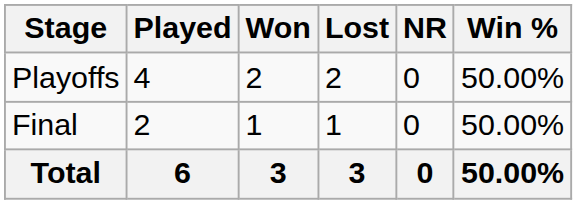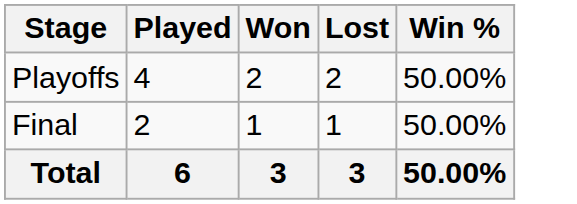- column: (425, 28)
